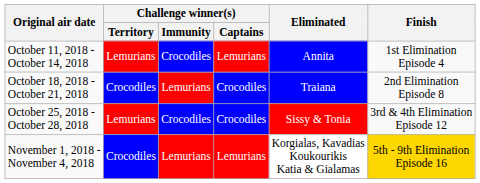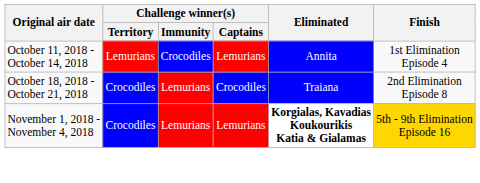- row: (51, 119)
(318, 156) normal -> (321, 125) bold
